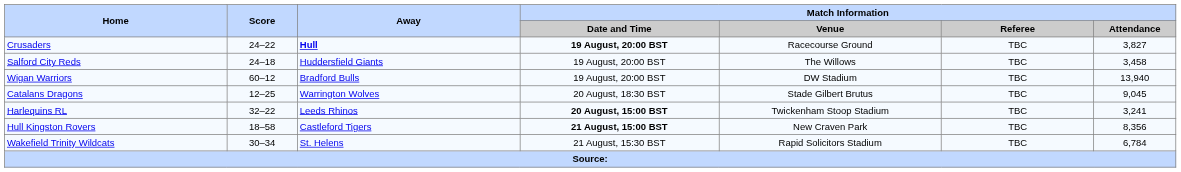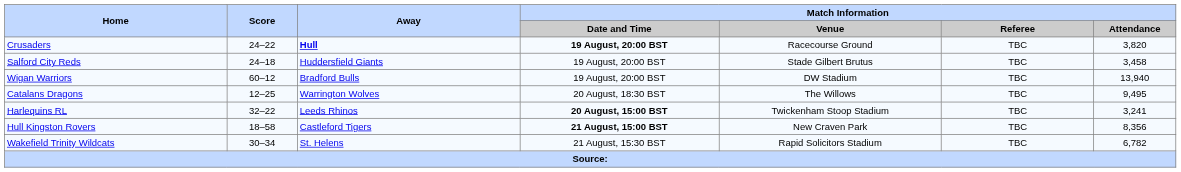(1135, 45) 3,827 -> (1135, 45) 3,820
(830, 61) The Willows -> (830, 61) Stade Gilbert Brutus
(830, 94) Stade Gilbert Brutus -> (830, 94) The Willows
(1135, 94) 9,045 -> (1135, 94) 9,495
(1135, 143) 6,784 -> (1135, 143) 6,782
